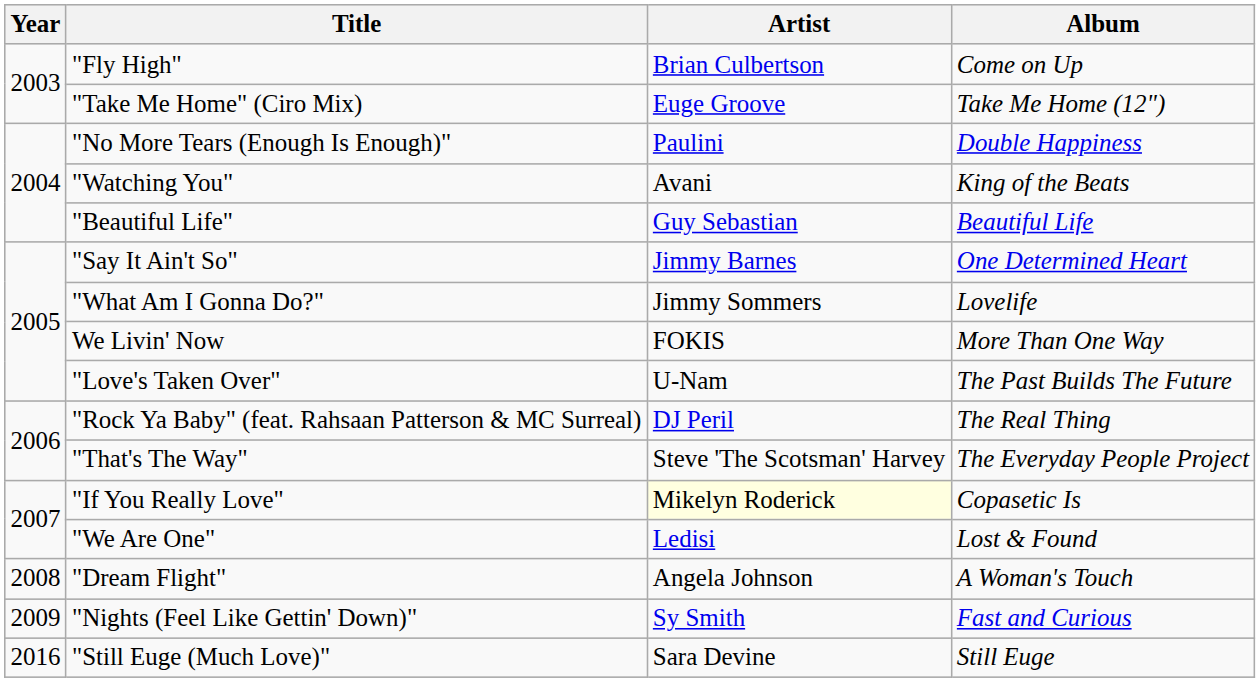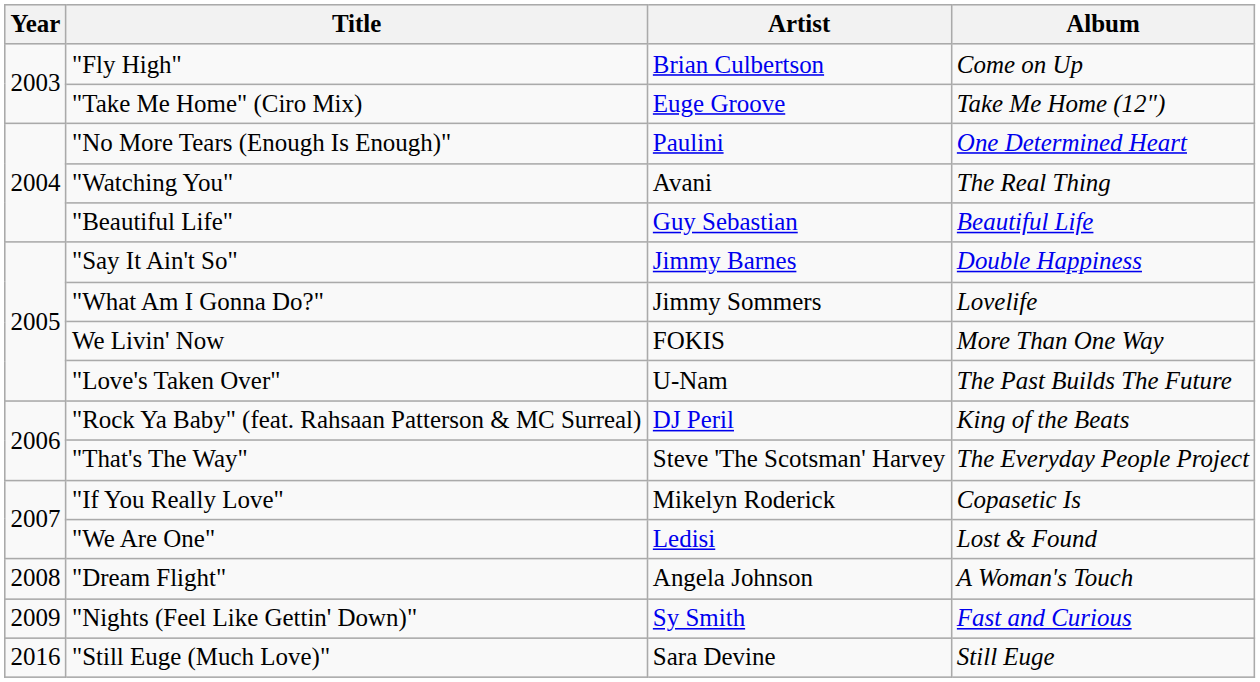(1049, 143) Double Happiness -> (1072, 143) One Determined Heart
(1043, 182) King of the Beats -> (1034, 182) The Real Thing
(1072, 261) One Determined Heart -> (1049, 261) Double Happiness
(1034, 420) The Real Thing -> (1043, 420) King of the Beats
(744, 499) lightyellow background -> (744, 499) no background
